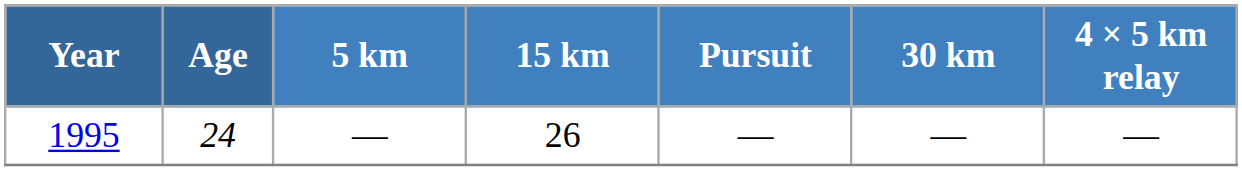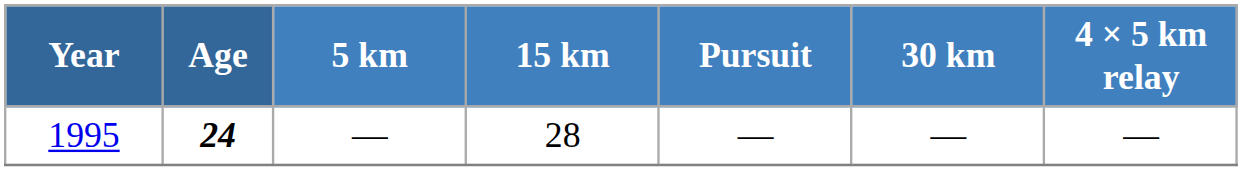(218, 135) normal -> (218, 135) bold
(563, 135) 26 -> (563, 135) 28
